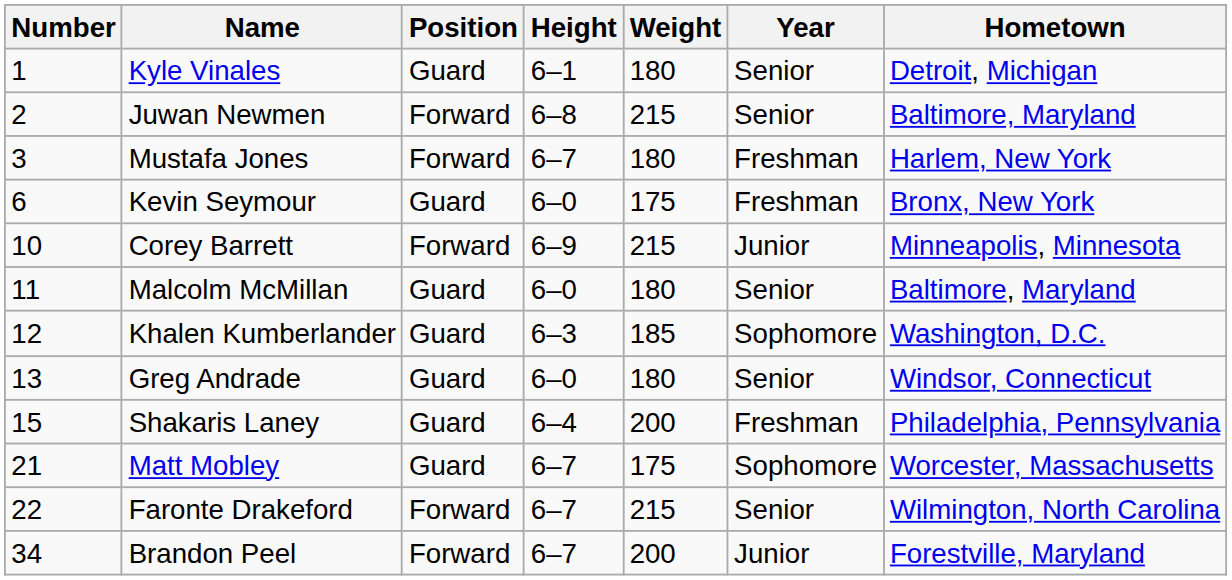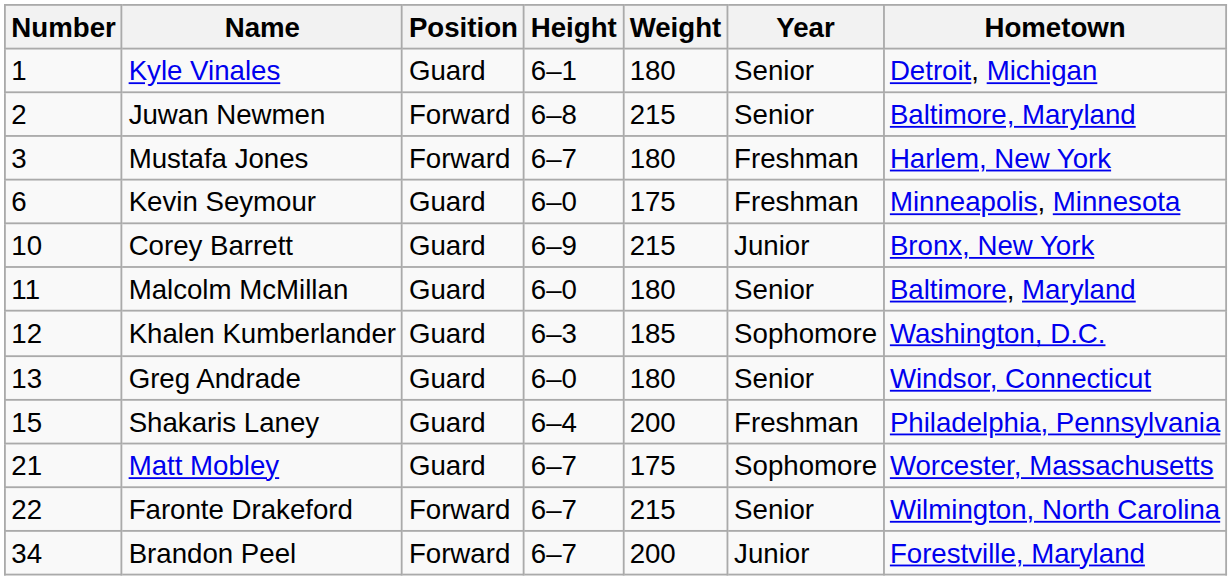(992, 202) Bronx, New York -> (1035, 202) Minneapolis, Minnesota
(460, 246) Forward -> (447, 246) Guard
(1035, 246) Minneapolis, Minnesota -> (992, 246) Bronx, New York
